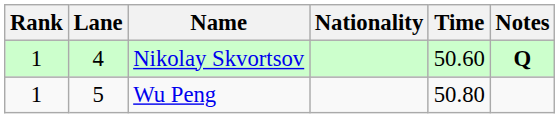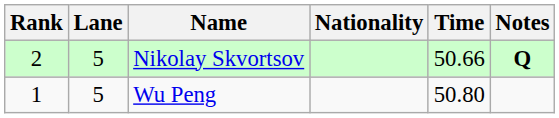(36, 58) 1 -> (36, 58) 2
(98, 58) 4 -> (98, 58) 5
(459, 58) 50.60 -> (459, 58) 50.66
